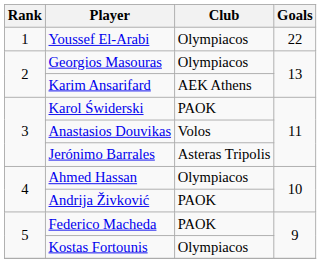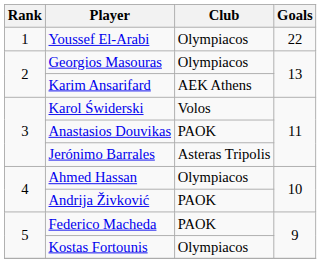(197, 108) PAOK -> (194, 108) Volos
(194, 131) Volos -> (197, 131) PAOK
